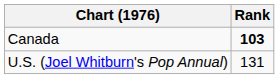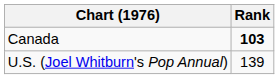(252, 62) 131 -> (252, 62) 139
